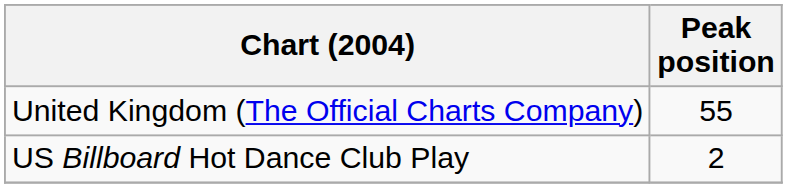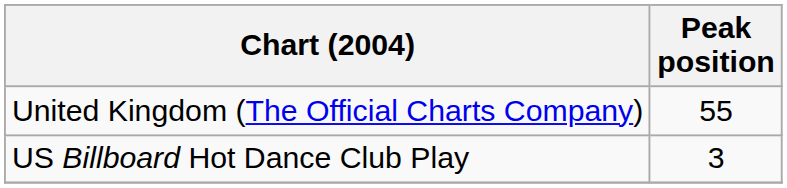(716, 158) 2 -> (716, 158) 3
